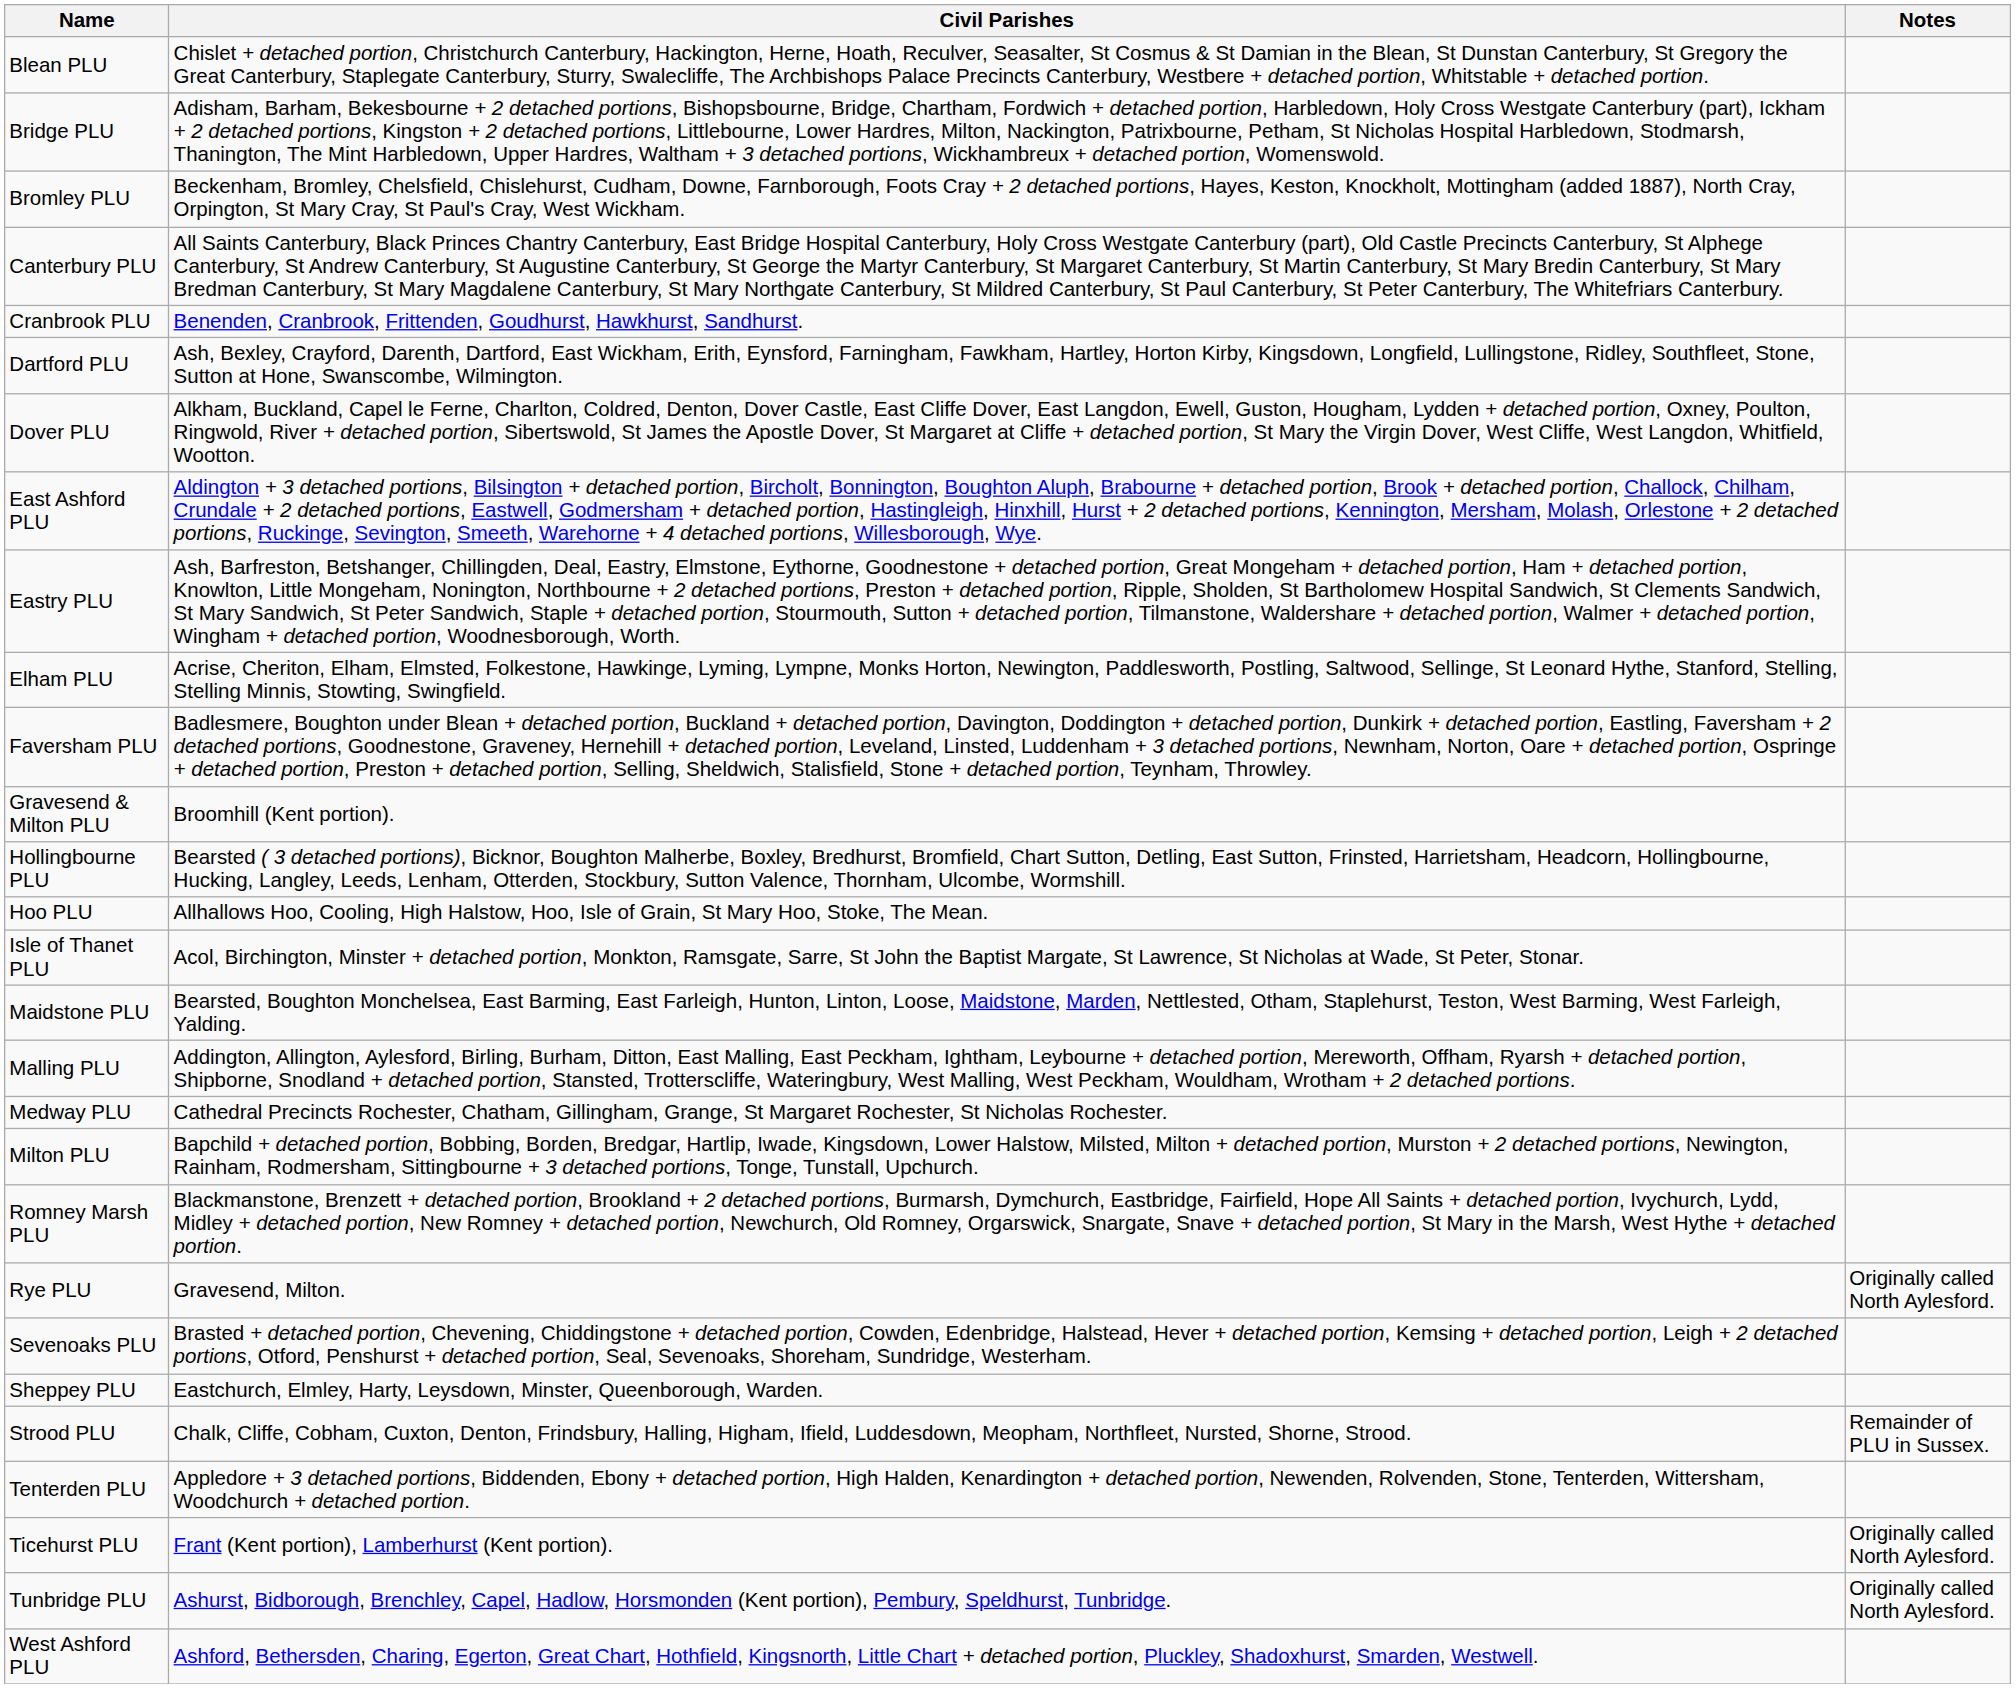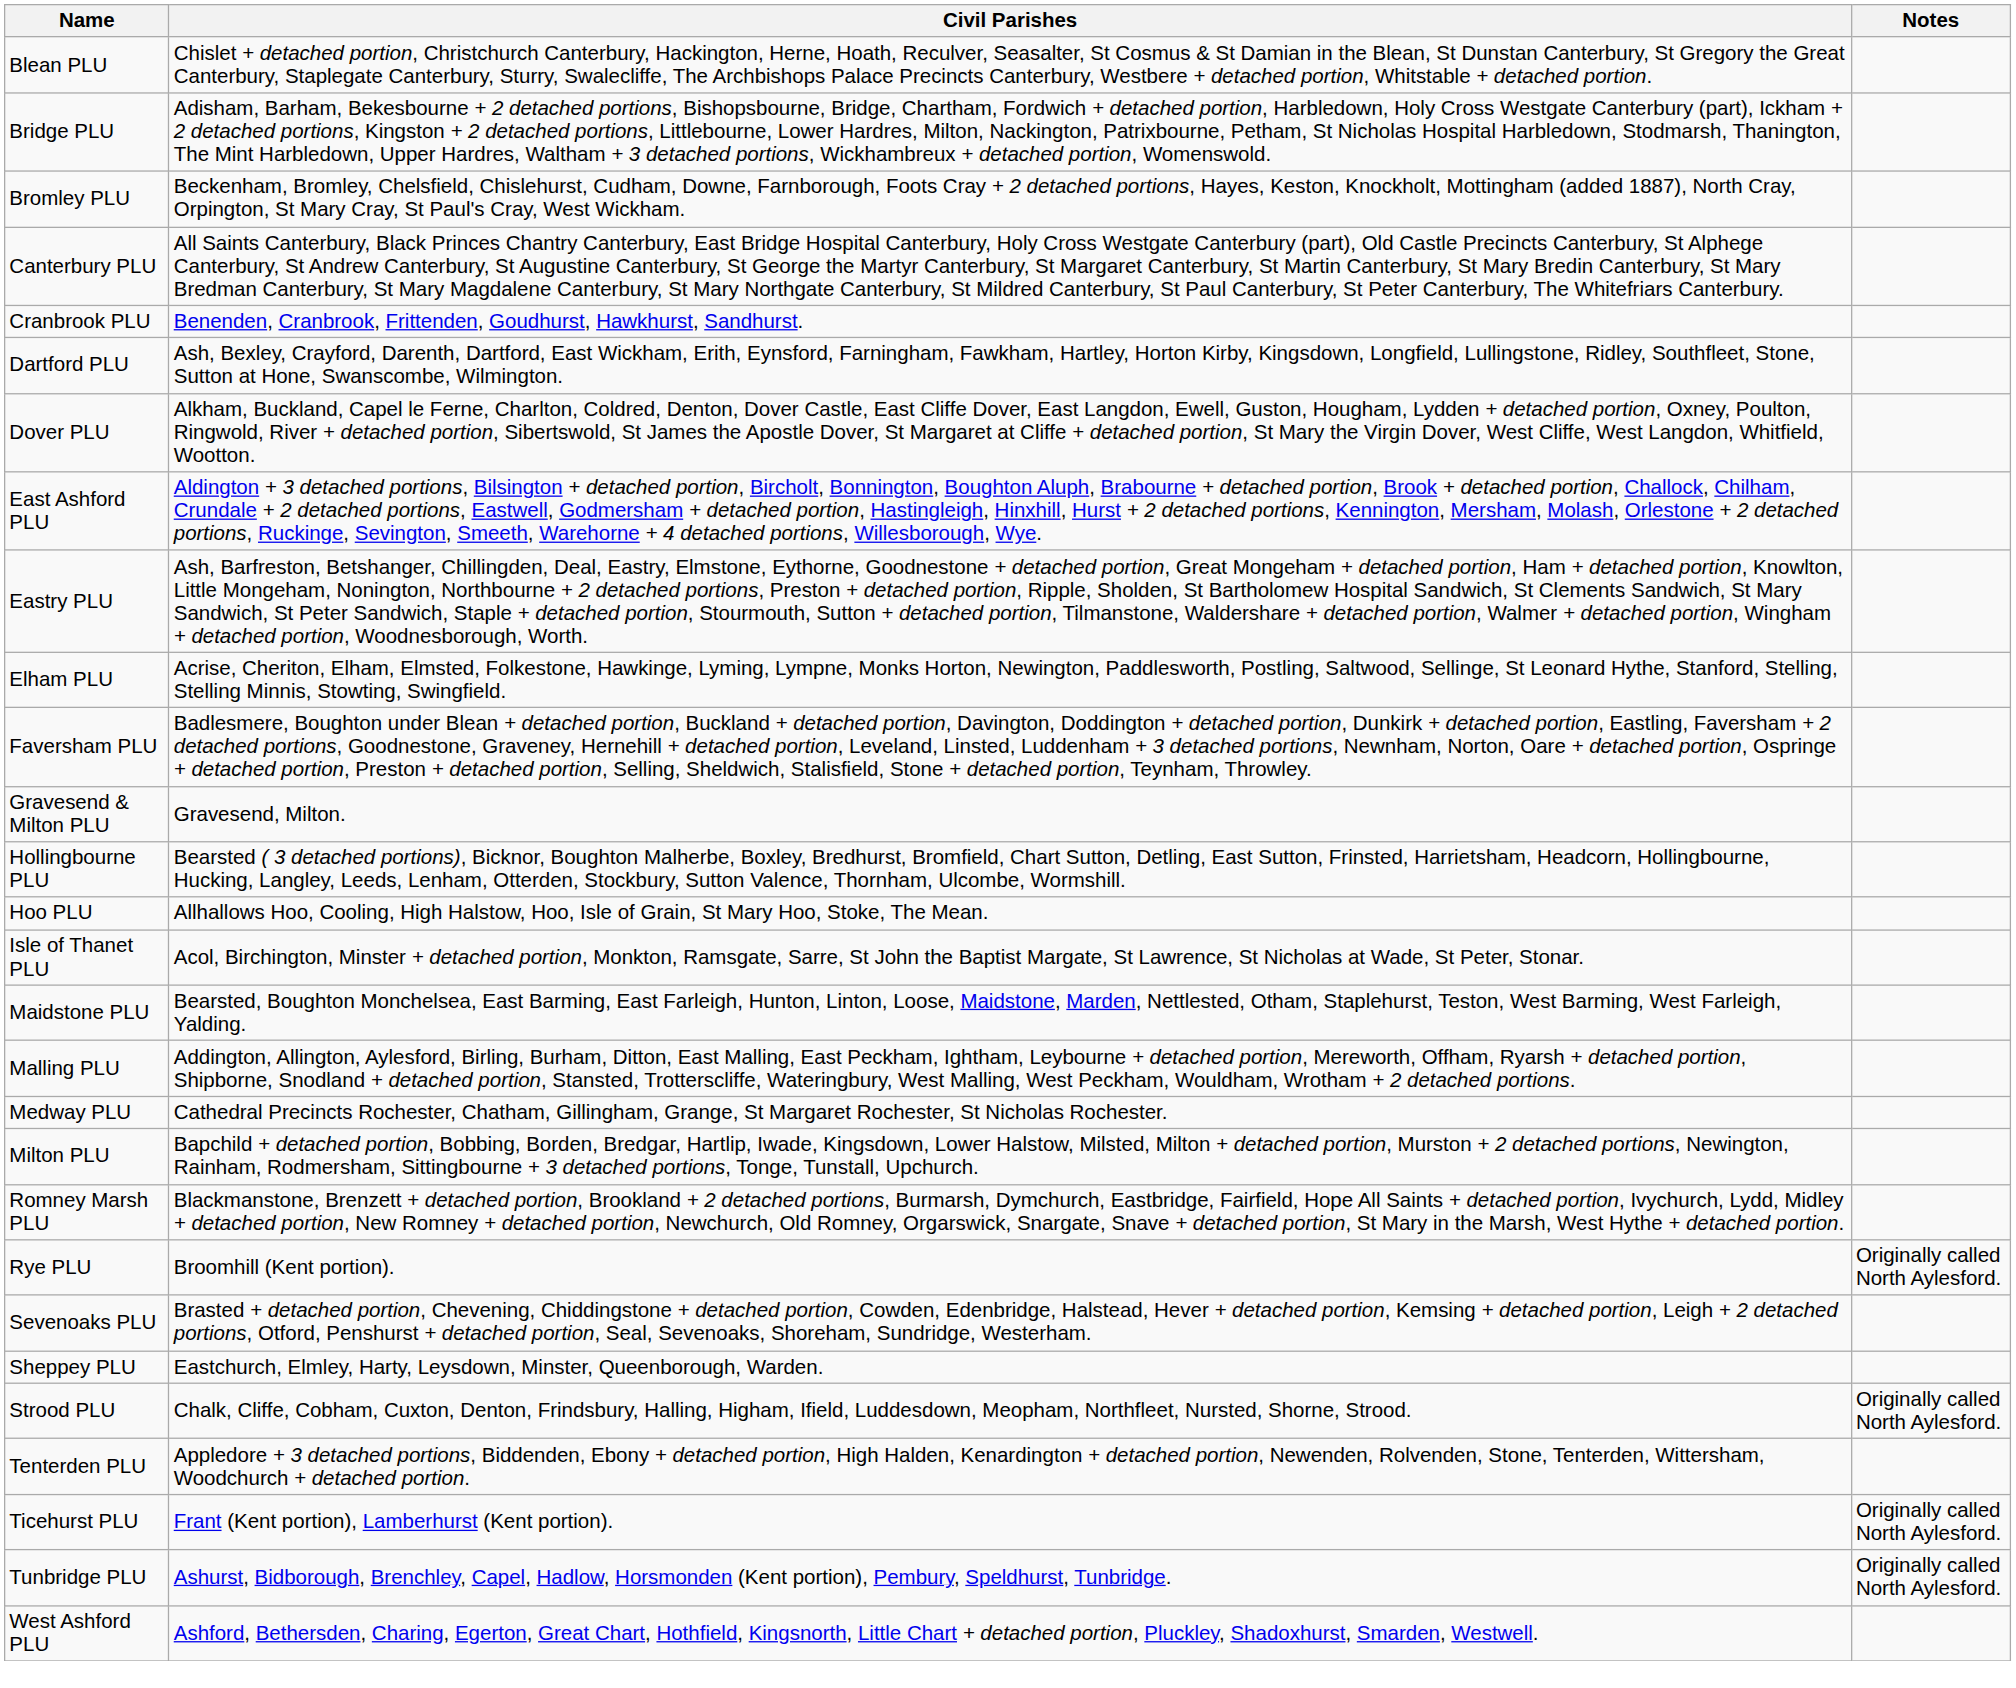(284, 813) Broomhill (Kent portion). -> (260, 813) Gravesend, Milton.
(260, 1290) Gravesend, Milton. -> (284, 1267) Broomhill (Kent portion).
(1919, 1433) Remainder of PLU in Sussex. -> (1929, 1410) Originally called North Aylesford.
